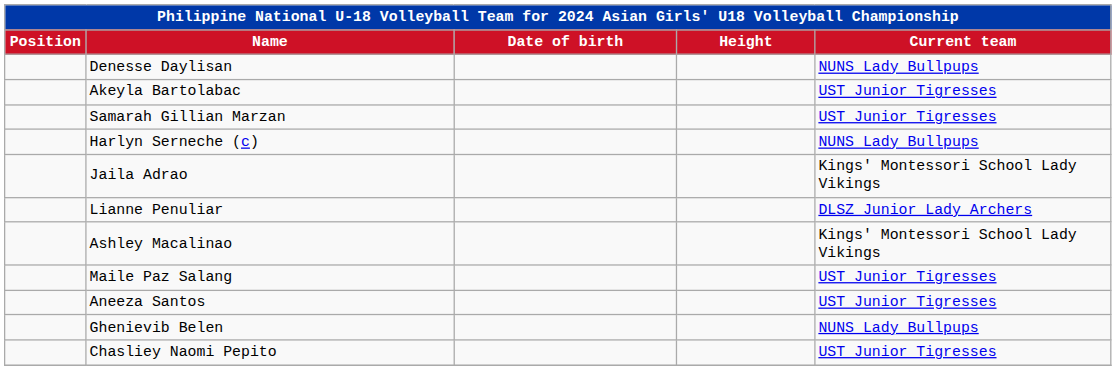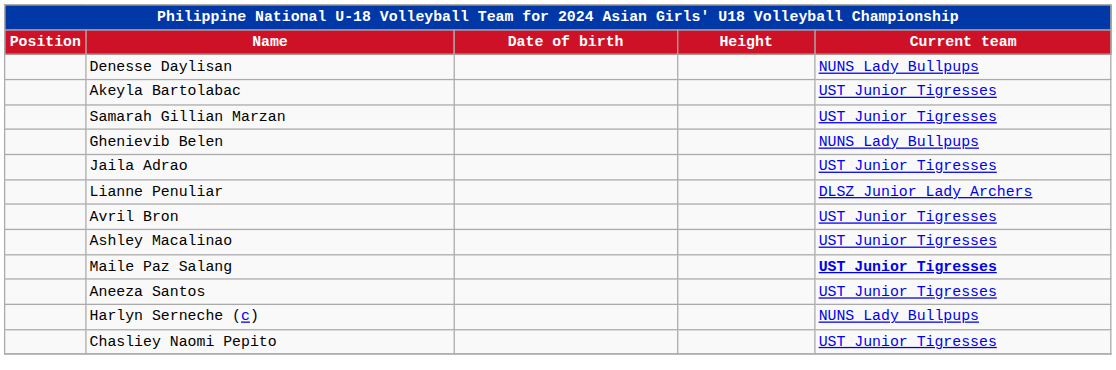rows swapped: (174, 142) <-> (156, 327)
(948, 175) Kings' Montessori School Lady Vikings -> (908, 167) UST Junior Tigresses
+ row: (134, 217)
(948, 243) Kings' Montessori School Lady Vikings -> (908, 241) UST Junior Tigresses
(907, 277) normal -> (908, 266) bold
